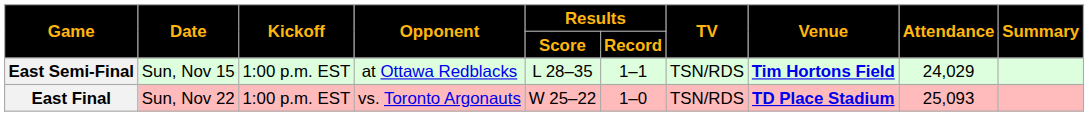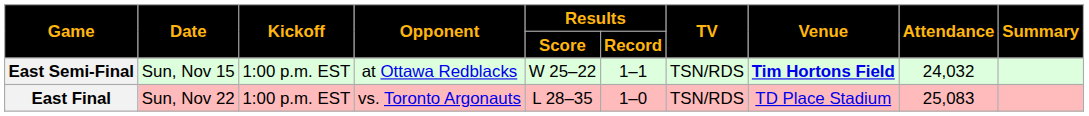(562, 72) L 28–35 -> (562, 72) W 25–22
(949, 72) 24,029 -> (949, 72) 24,032
(562, 98) W 25–22 -> (562, 98) L 28–35
(823, 98) bold -> (823, 98) normal
(949, 98) 25,093 -> (949, 98) 25,083
